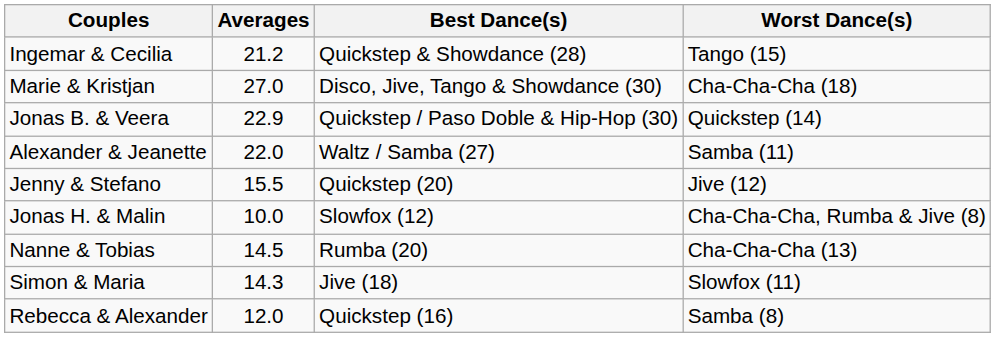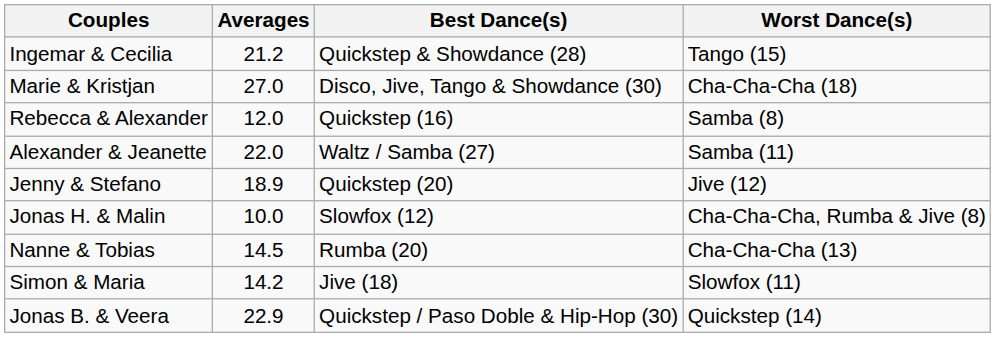rows swapped: (89, 119) <-> (109, 315)
(264, 184) 15.5 -> (264, 184) 18.9
(264, 282) 14.3 -> (264, 282) 14.2
